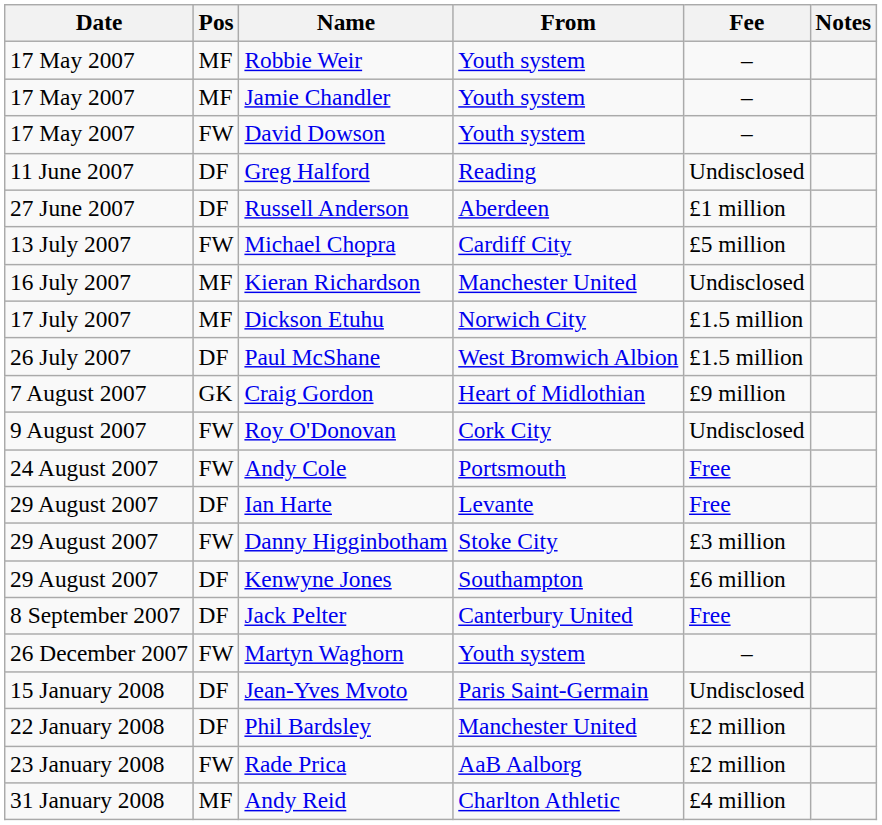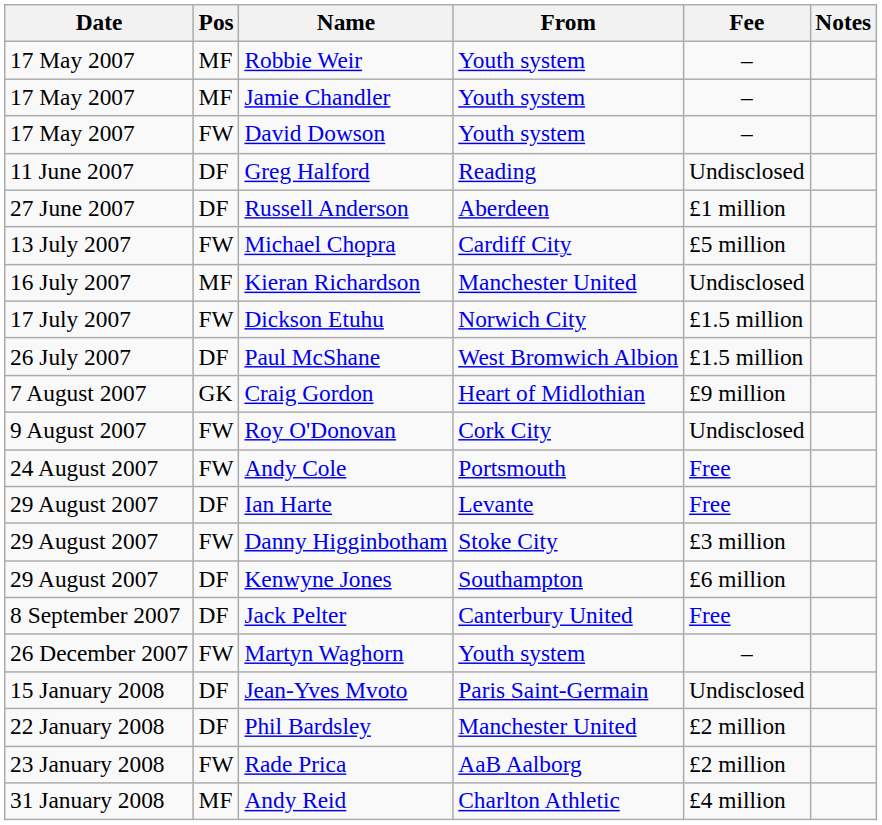(215, 319) MF -> (216, 319) FW
